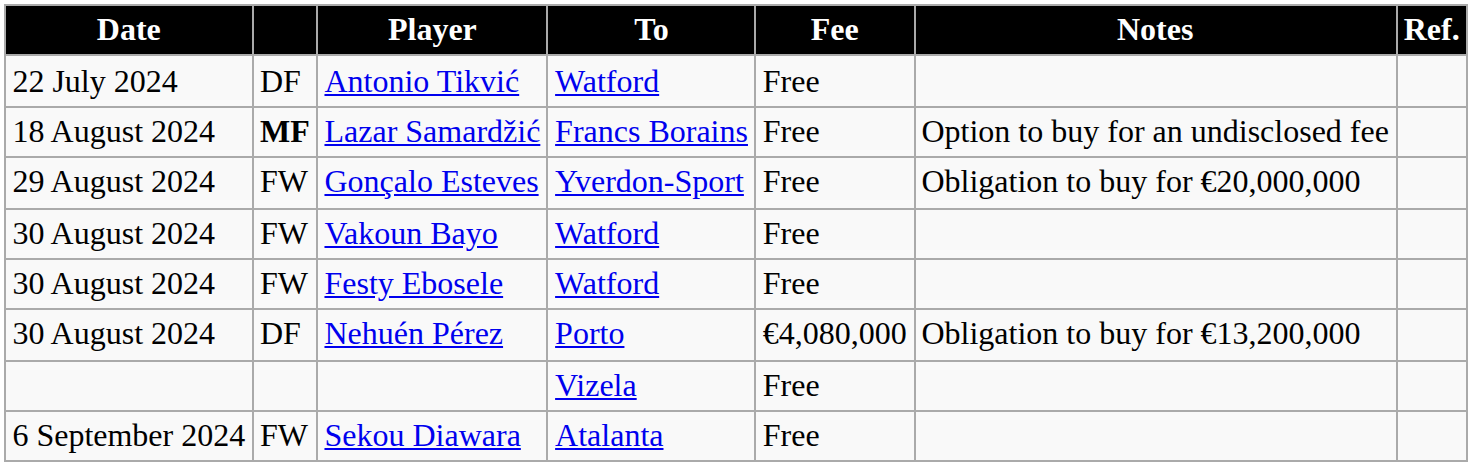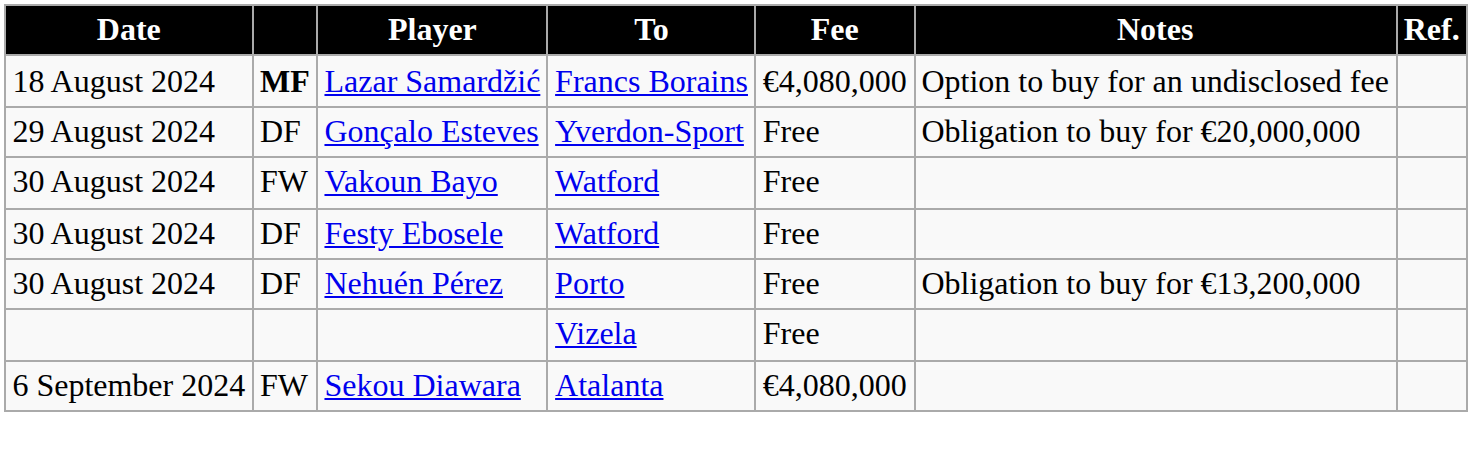- row: (422, 80)
(791, 131) Free -> (835, 80) €4,080,000
(284, 182) FW -> (280, 131) DF
(284, 283) FW -> (280, 232) DF
(835, 334) €4,080,000 -> (791, 283) Free
(791, 435) Free -> (835, 385) €4,080,000
